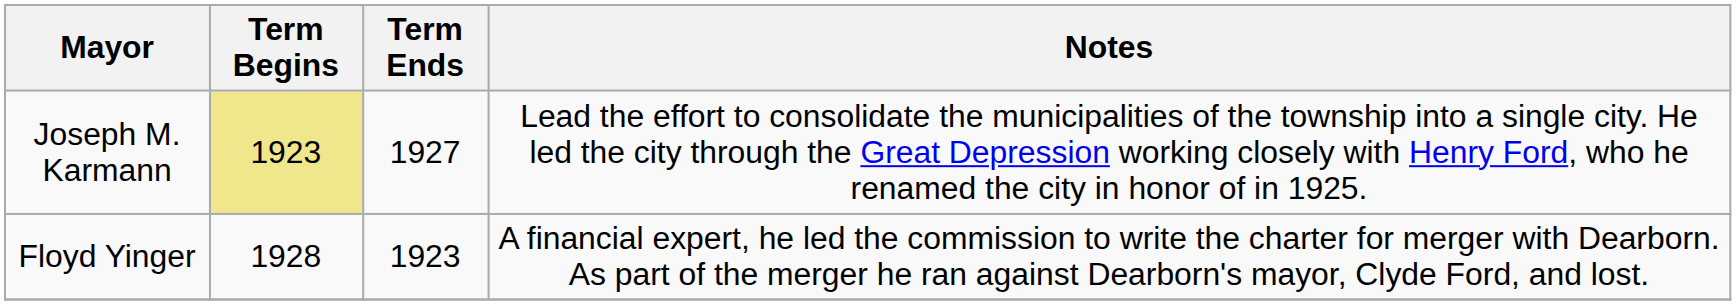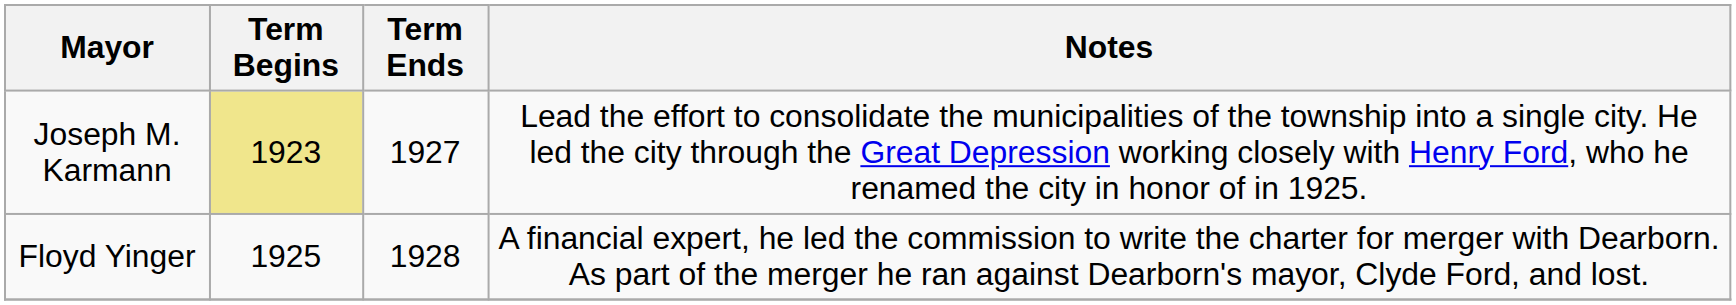(286, 256) 1928 -> (286, 256) 1925
(425, 256) 1923 -> (425, 256) 1928
